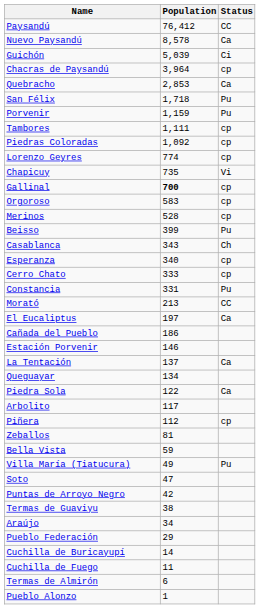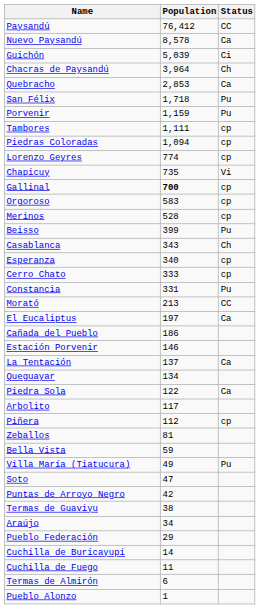(226, 70) cp -> (226, 70) Ch
(176, 143) 1,092 -> (176, 143) 1,094
